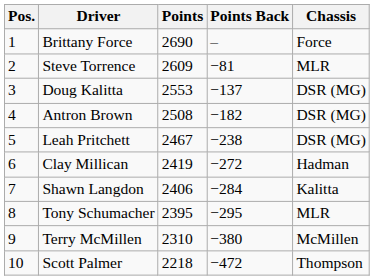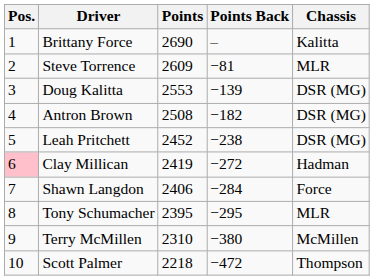(314, 41) Force -> (318, 41) Kalitta
(226, 90) −137 -> (226, 90) −139
(177, 139) 2467 -> (177, 139) 2452
(12, 164) no background -> (12, 164) pink background
(318, 189) Kalitta -> (314, 189) Force
